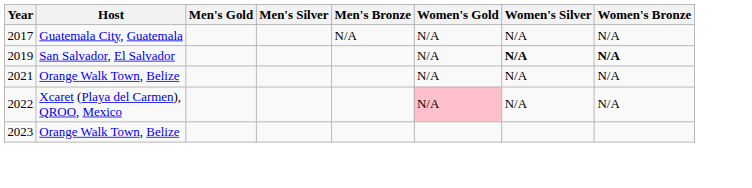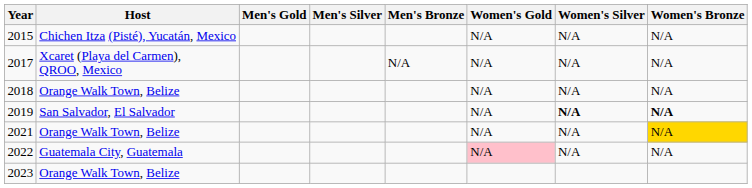+ row: (20, 35)
(111, 35) Guatemala City, Guatemala -> (110, 63) Xcaret (Playa del Carmen), QROO, Mexico
+ row: (20, 91)
(609, 76) no background -> (662, 132) gold background
(110, 104) Xcaret (Playa del Carmen), QROO, Mexico -> (111, 152) Guatemala City, Guatemala
